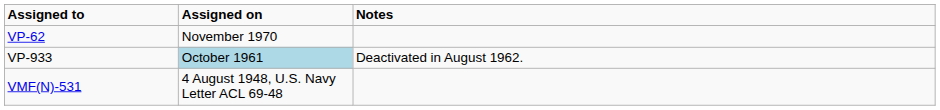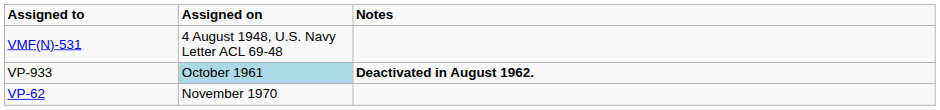rows swapped: (44, 86) <-> (26, 36)
(440, 57) normal -> (445, 72) bold
